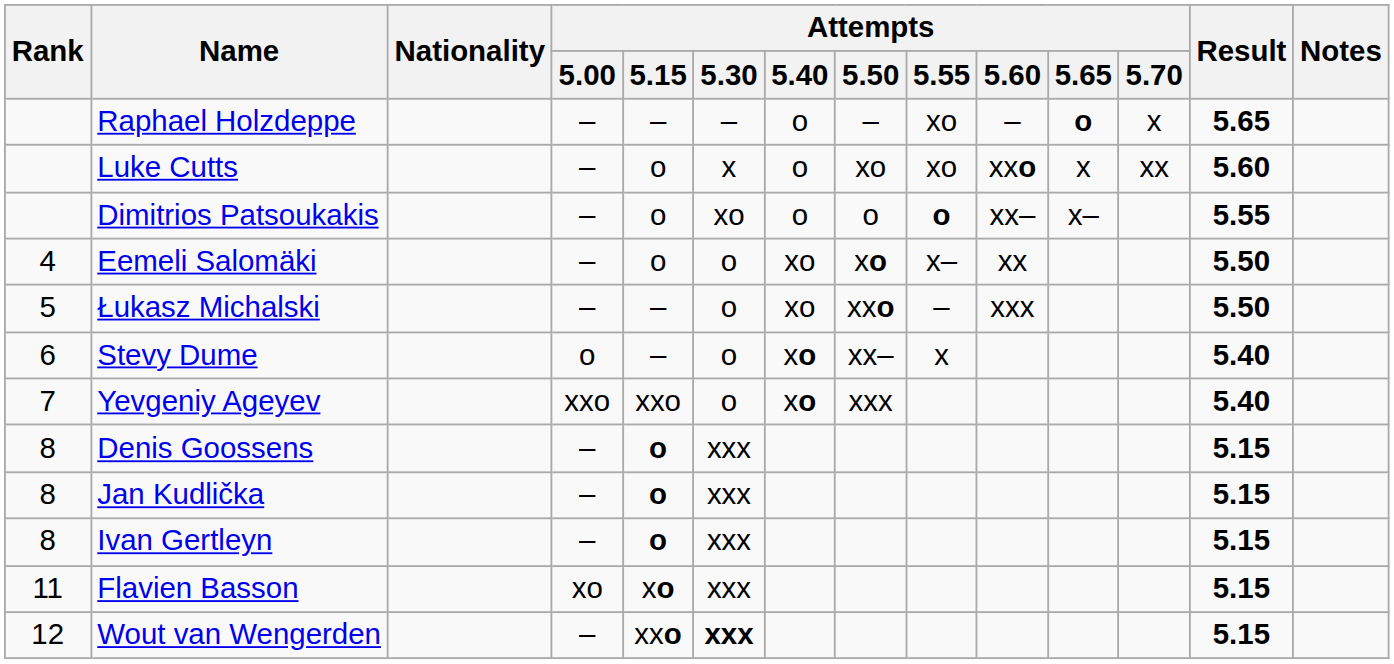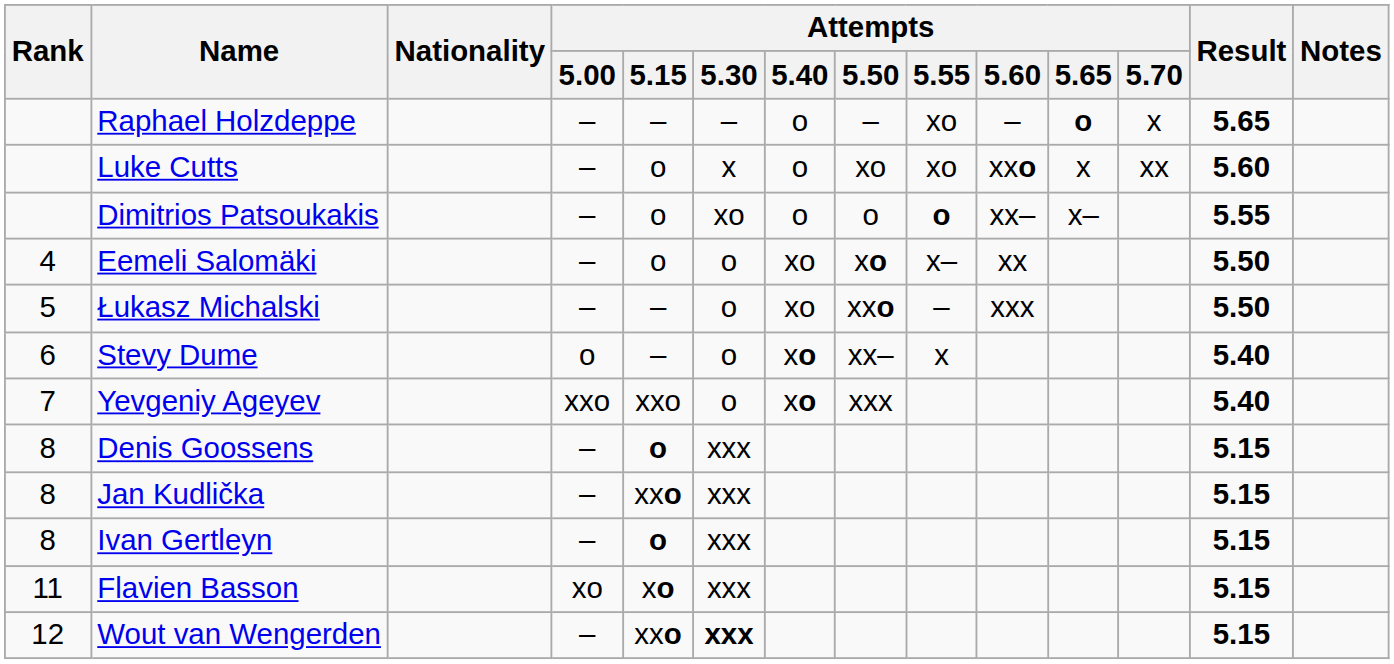(658, 494) o -> (658, 494) xxo
